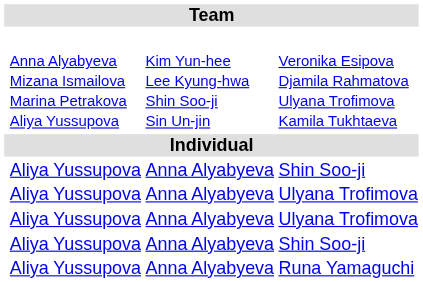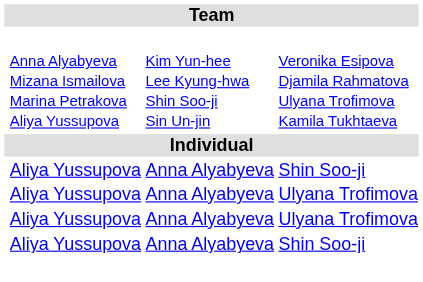- row: (75, 268)
